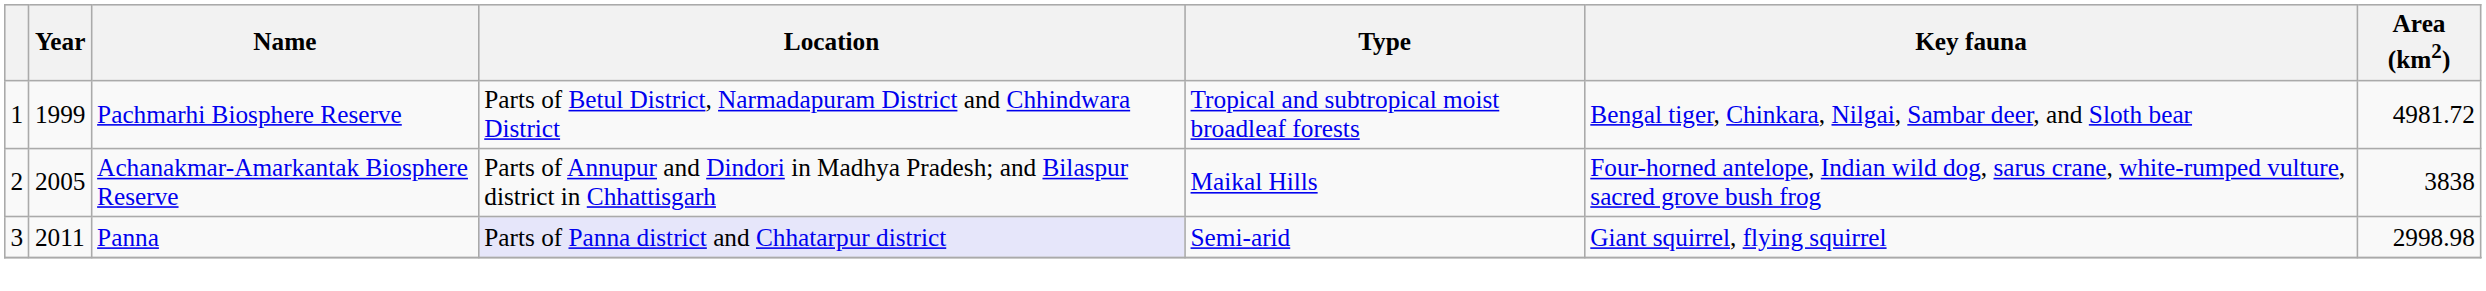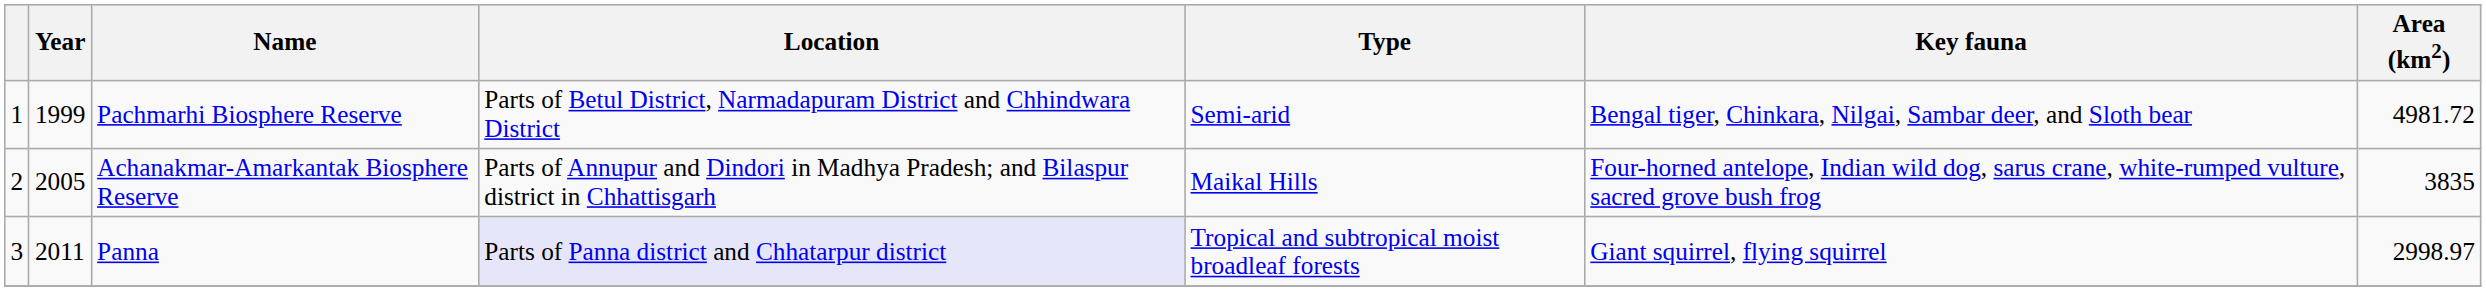(1345, 114) Tropical and subtropical moist broadleaf forests -> (1240, 114) Semi-arid
(2450, 182) 3838 -> (2450, 182) 3835
(1240, 236) Semi-arid -> (1345, 251) Tropical and subtropical moist broadleaf forests
(2434, 236) 2998.98 -> (2434, 251) 2998.97
